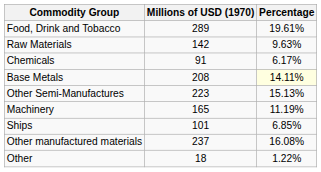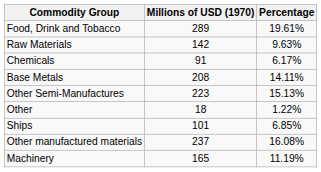(287, 77) lightyellow background -> (287, 77) no background
rows swapped: (30, 110) <-> (19, 158)
